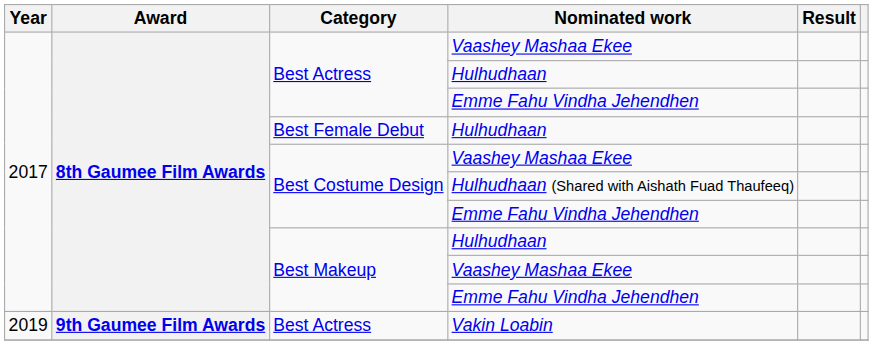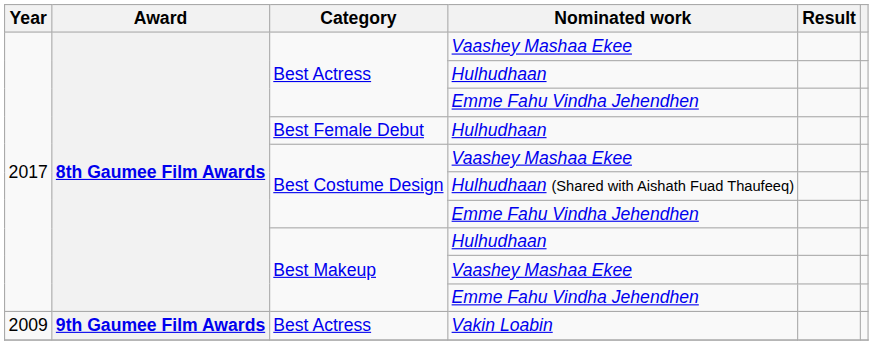(28, 325) 2019 -> (28, 325) 2009
